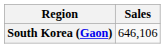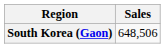(138, 33) 646,106 -> (138, 33) 648,506
